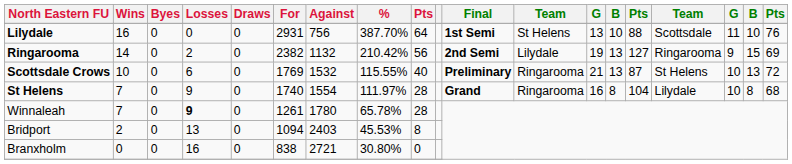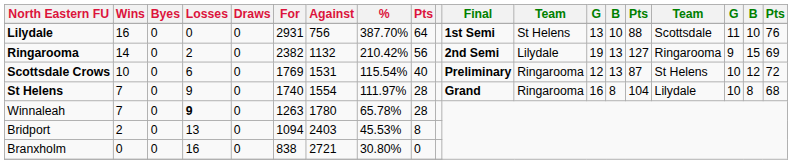(323, 72) 1532 -> (323, 72) 1531
(384, 72) 115.55% -> (384, 72) 115.54%
(596, 72) 21 -> (596, 72) 12
(753, 72) 13 -> (753, 72) 12
(290, 110) 1261 -> (290, 110) 1263
